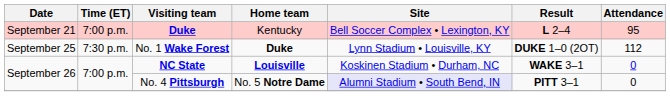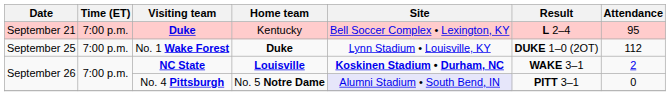(105, 48) 7:30 p.m. -> (105, 48) 7:00 p.m.
(420, 65) normal -> (420, 65) bold
(633, 65) 0 -> (633, 65) 2
